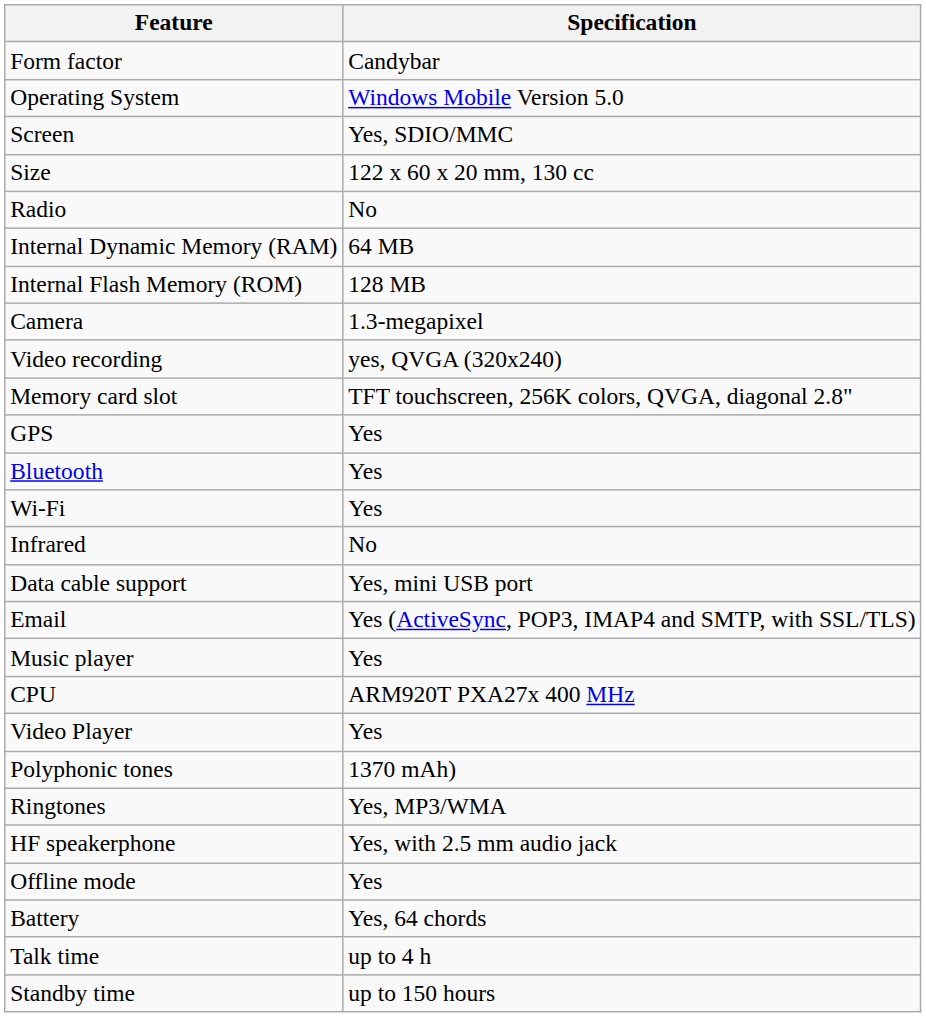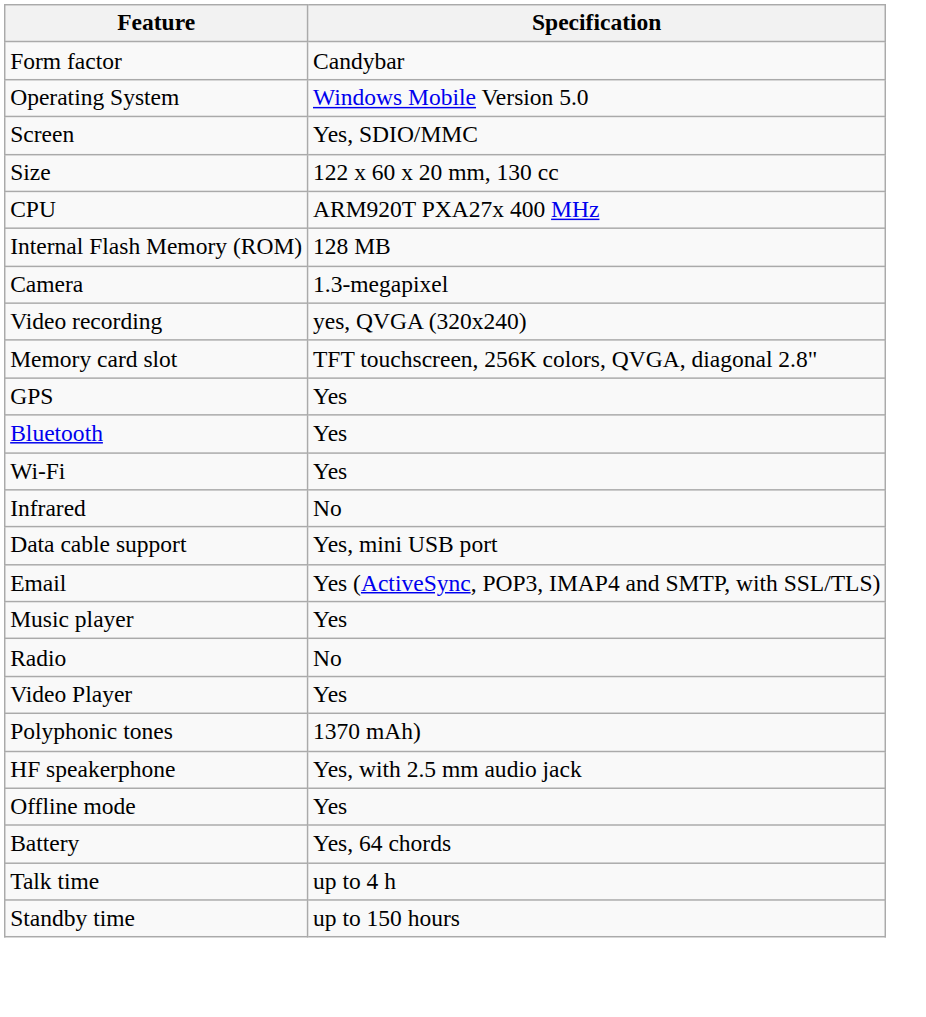rows swapped: (33, 694) <-> (38, 209)
- row: (174, 246)
- row: (58, 806)
